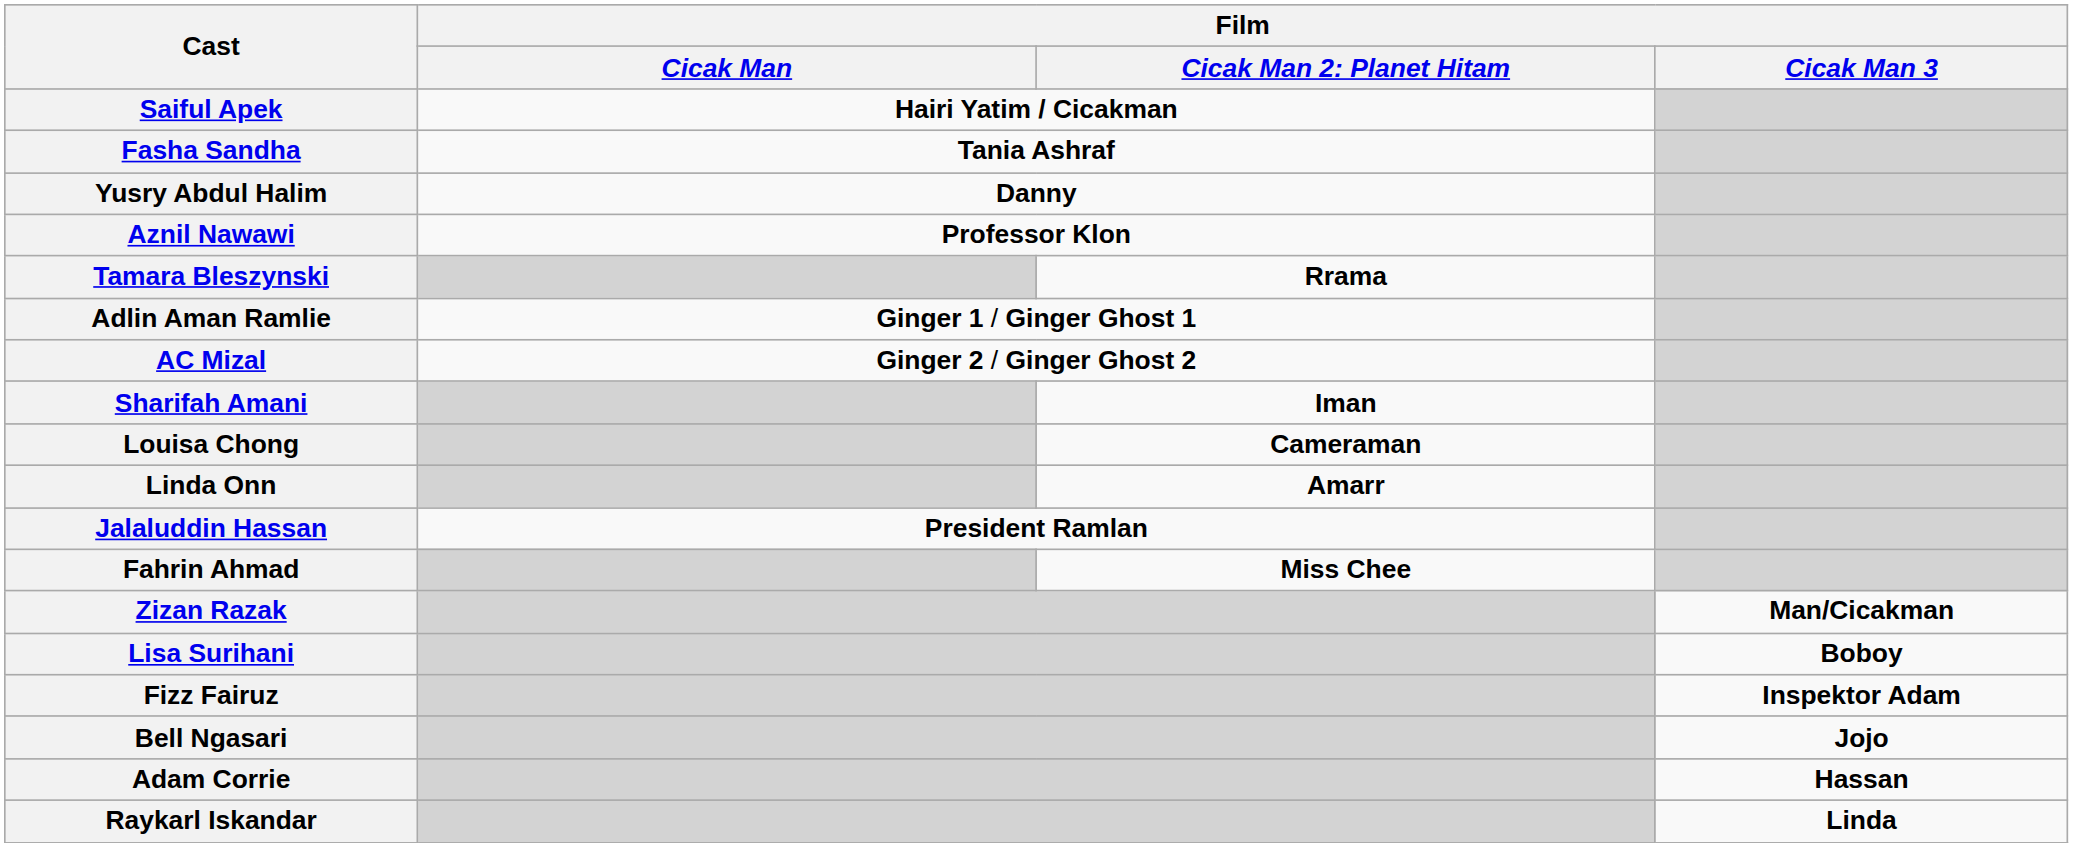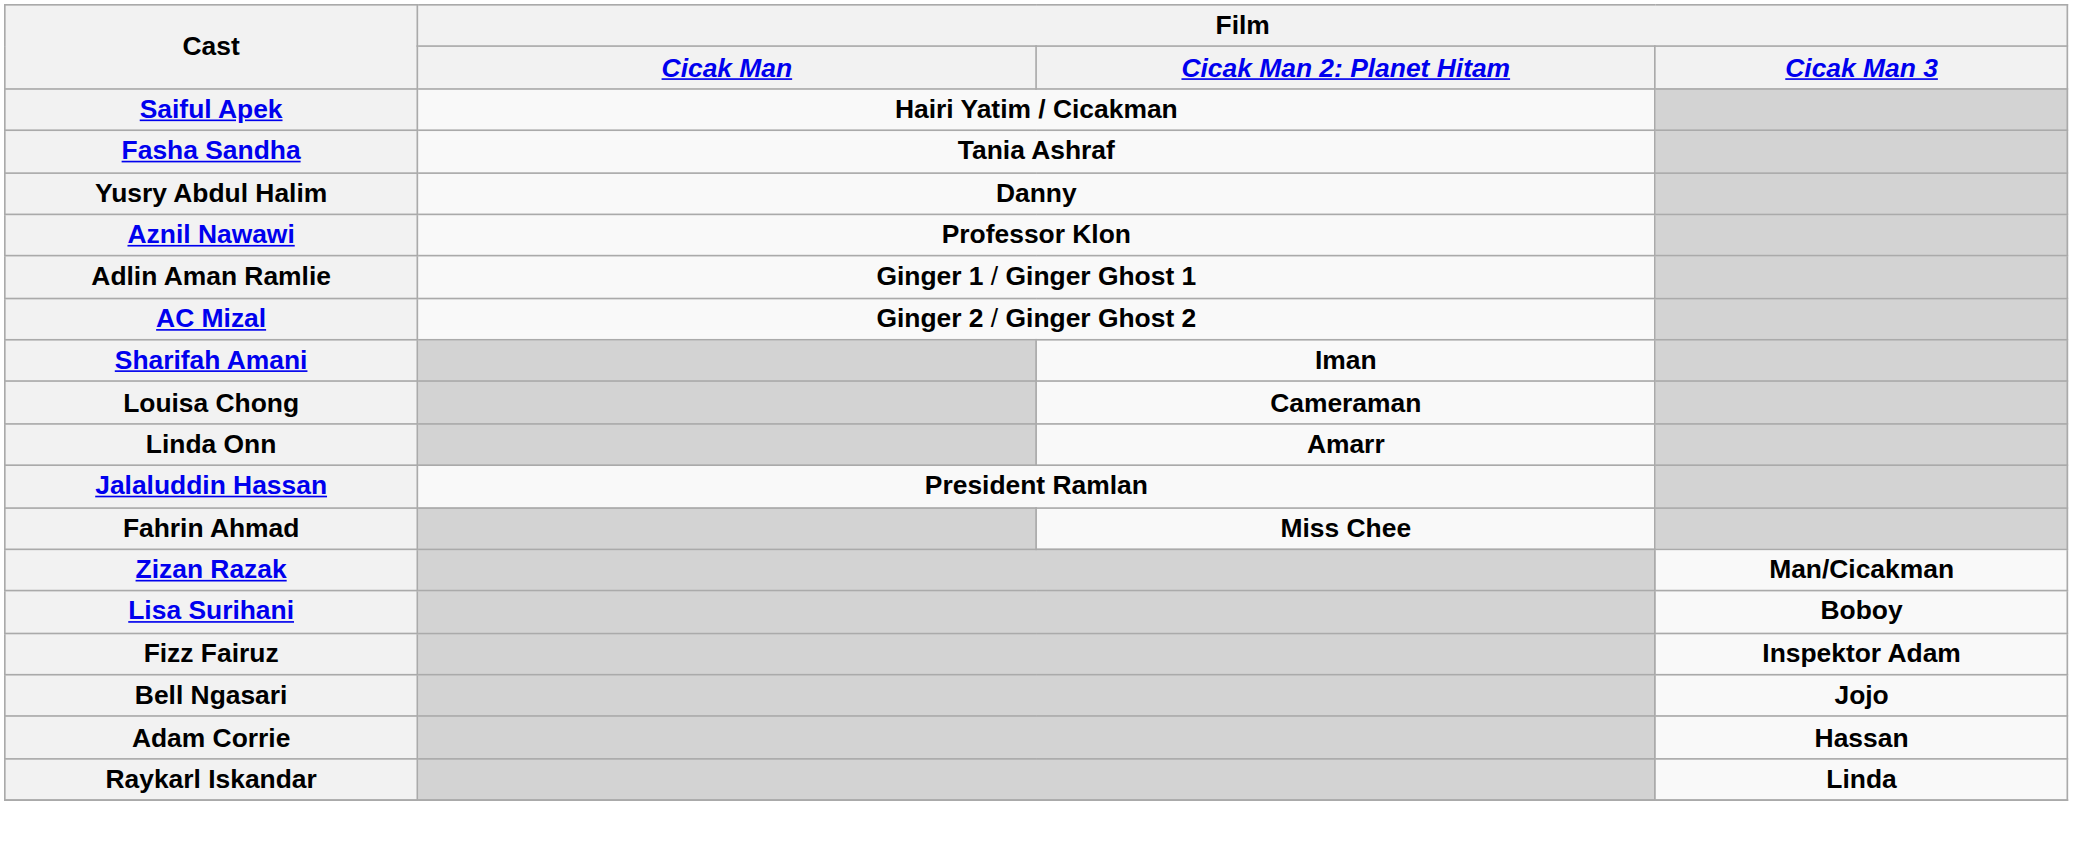- row: (211, 276)
